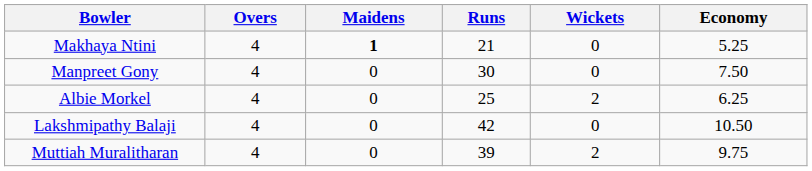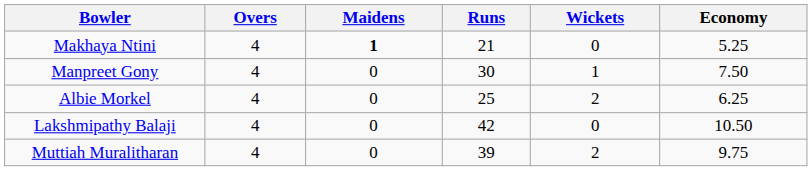(595, 71) 0 -> (595, 71) 1
